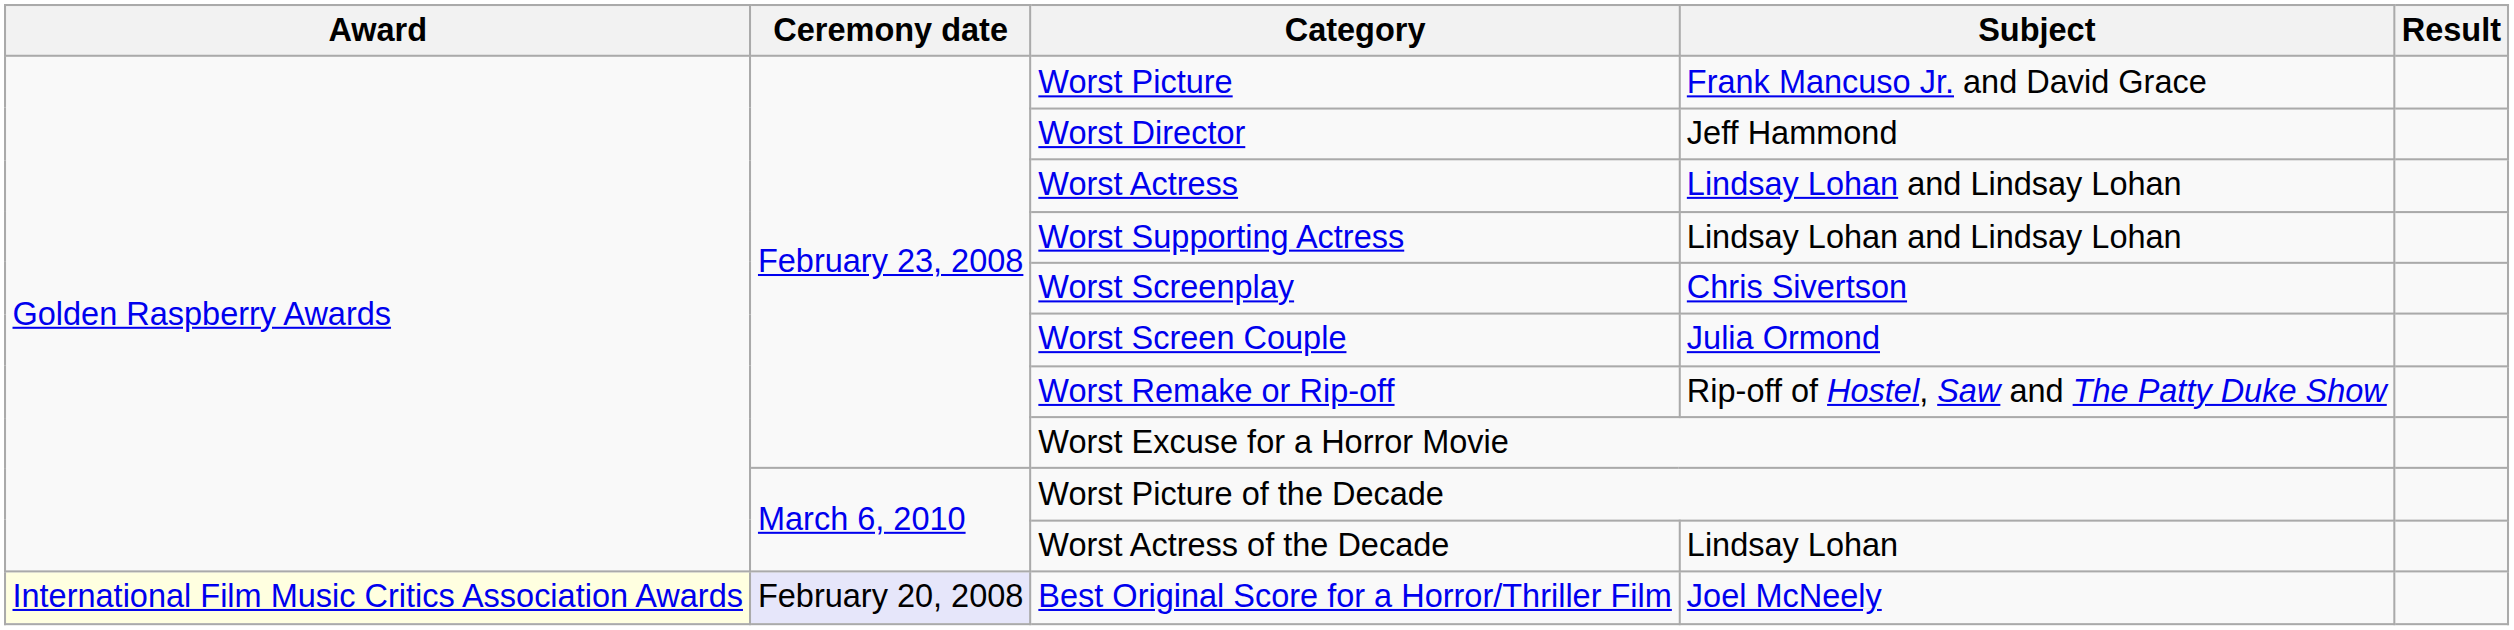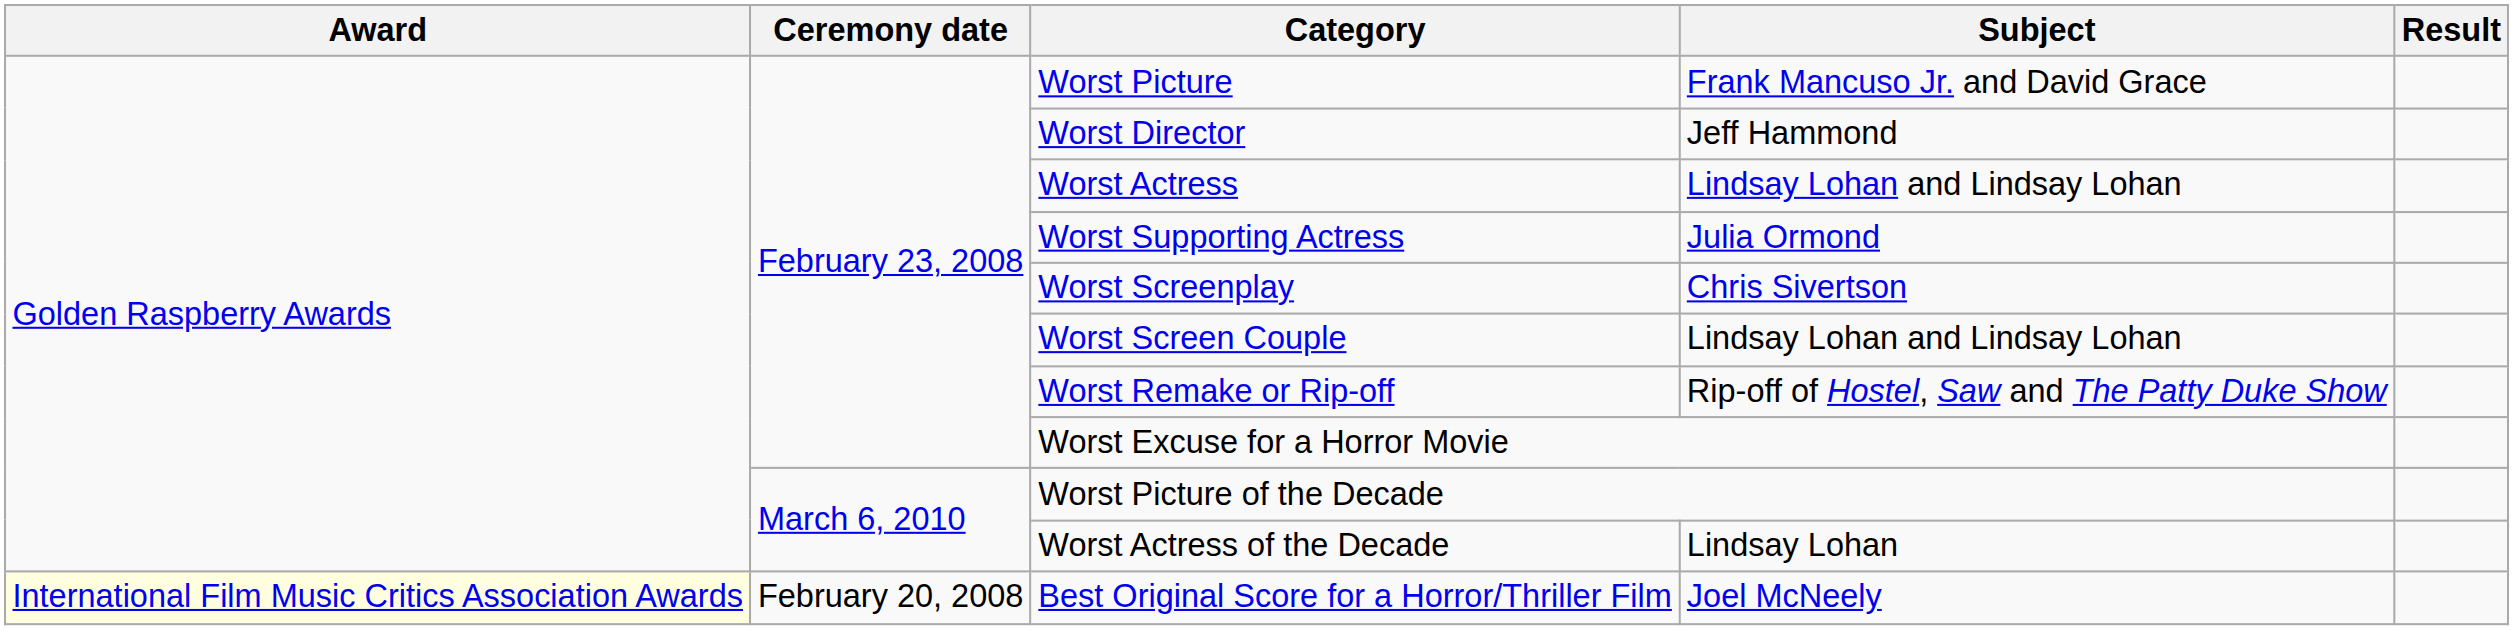(1934, 236) Lindsay Lohan and Lindsay Lohan -> (1783, 236) Julia Ormond
(1783, 339) Julia Ormond -> (1934, 339) Lindsay Lohan and Lindsay Lohan
(891, 596) lavender background -> (891, 596) no background
